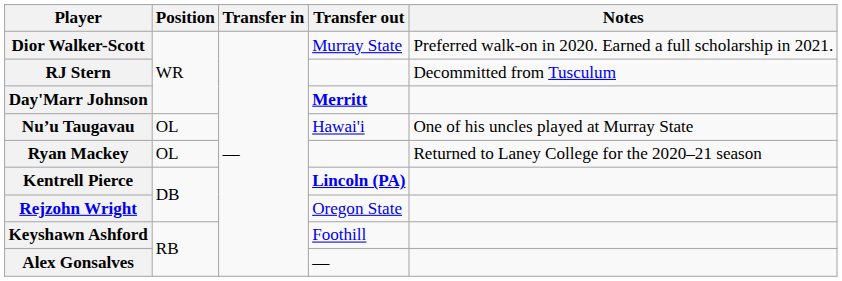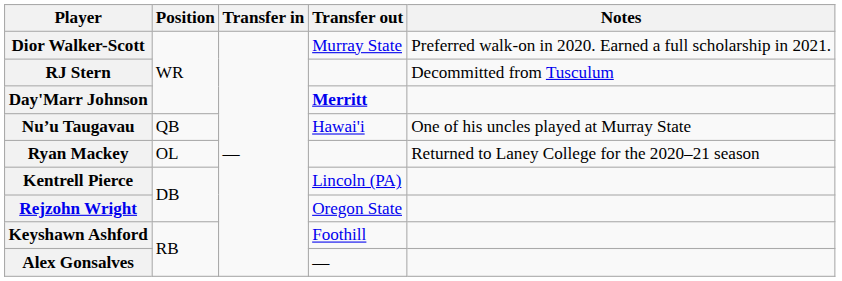(167, 126) OL -> (168, 126) QB
(359, 180) bold -> (357, 180) normal
